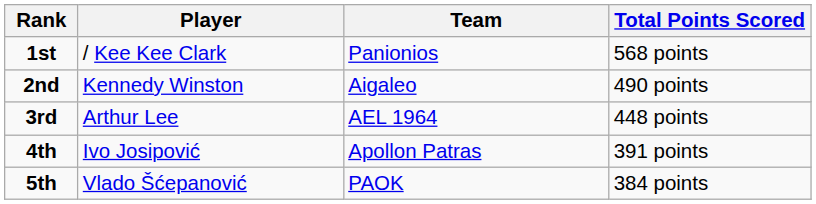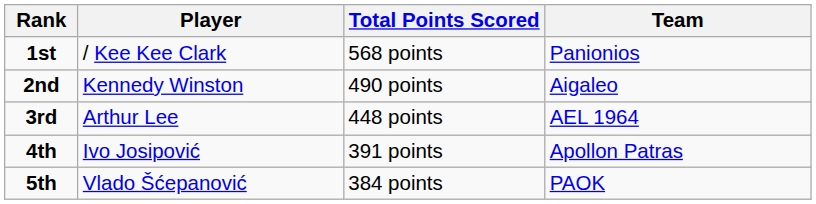columns swapped: (476, 20) <-> (710, 20)
